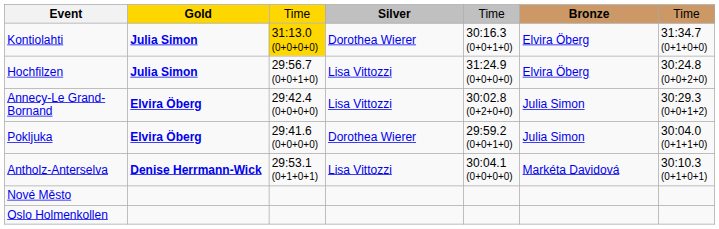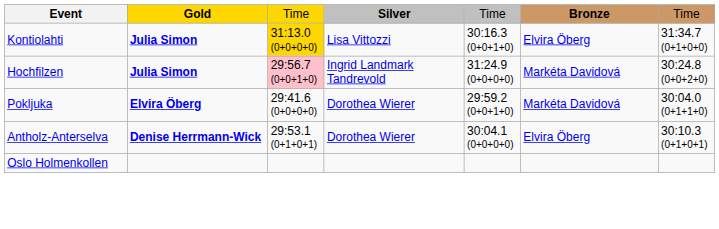(372, 39) Dorothea Wierer -> (359, 39) Lisa Vittozzi
(295, 72) no background -> (294, 72) pink background
(360, 72) Lisa Vittozzi -> (370, 72) Ingrid Landmark Tandrevold
(556, 72) Elvira Öberg -> (572, 72) Markéta Davidová
- row: (56, 104)
(554, 137) Julia Simon -> (572, 104) Markéta Davidová
(360, 169) Lisa Vittozzi -> (371, 137) Dorothea Wierer
(571, 169) Markéta Davidová -> (557, 137) Elvira Öberg
- row: (39, 195)
